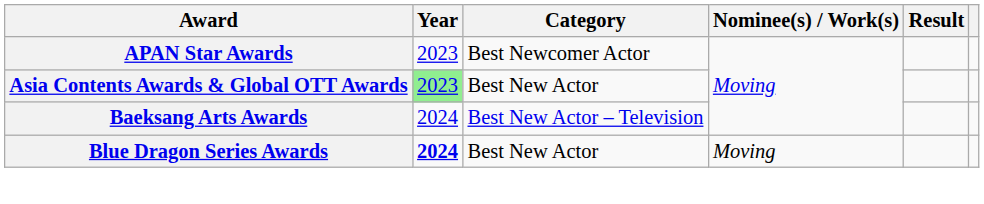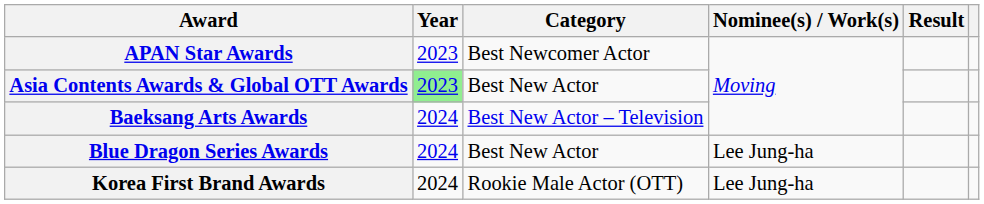(438, 150) bold -> (438, 150) normal
(744, 150) Moving -> (763, 150) Lee Jung-ha
+ row: (208, 183)
